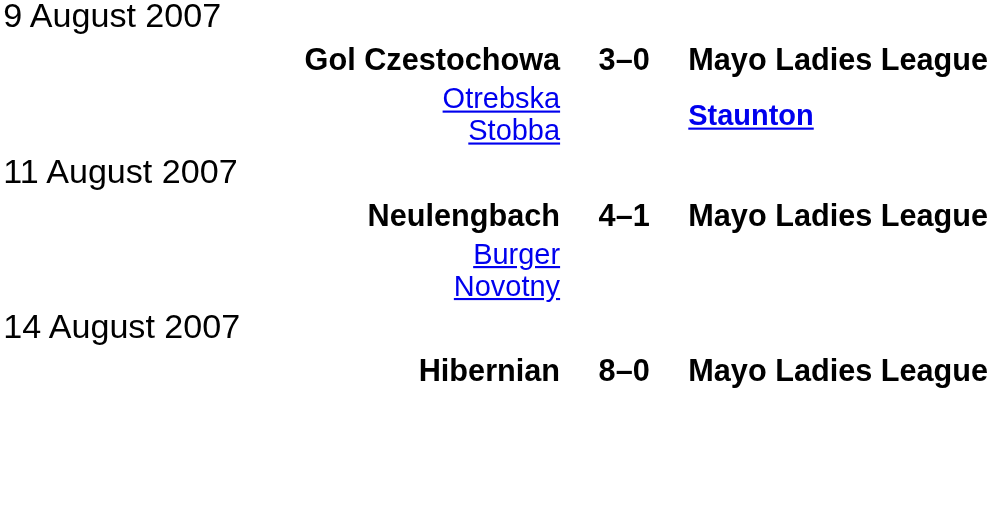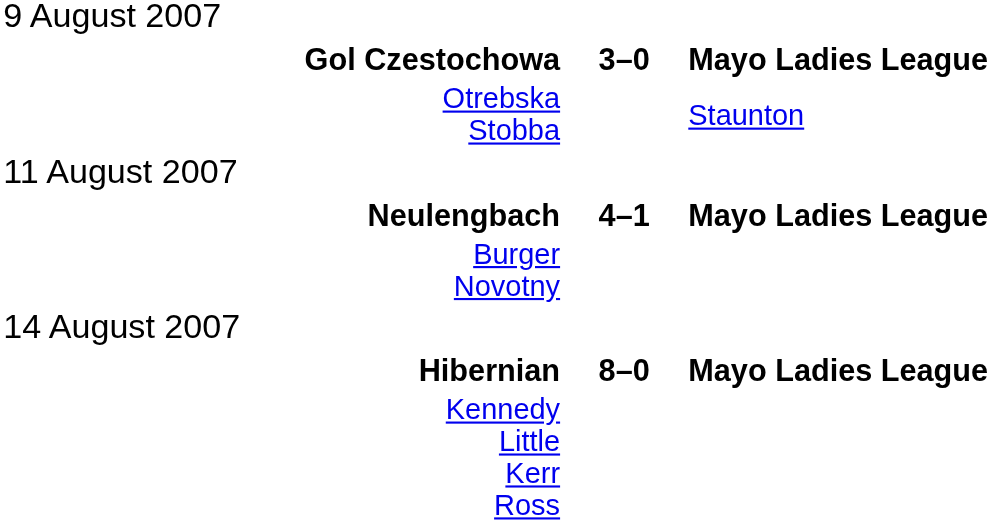(751, 115) bold -> (746, 115) normal
+ row: (503, 458)
